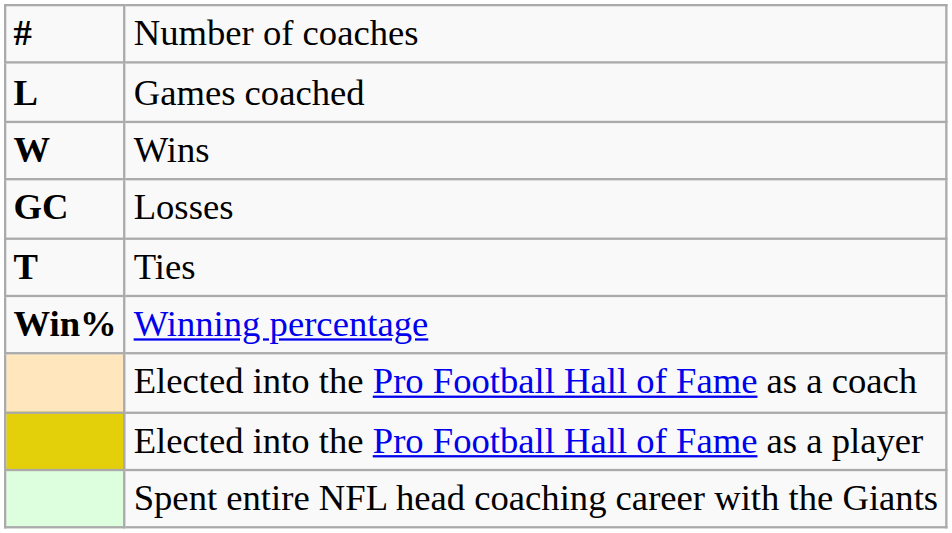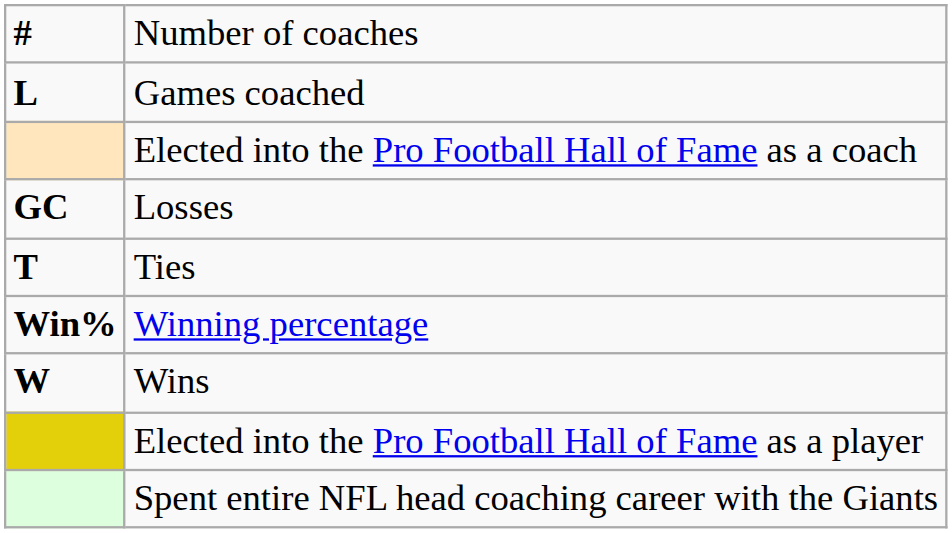rows swapped: (172, 149) <-> (525, 382)
